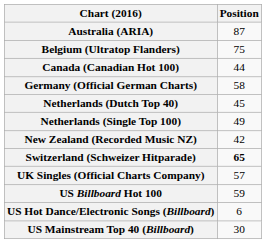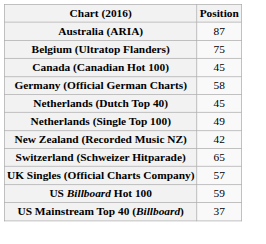(239, 67) 44 -> (219, 67) 45
(239, 157) bold -> (219, 157) normal
- row: (111, 211)
(239, 229) 30 -> (219, 211) 37
